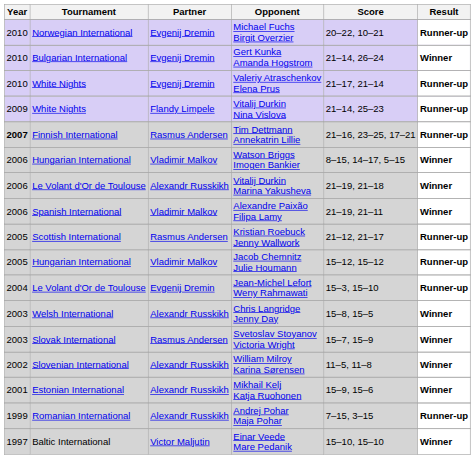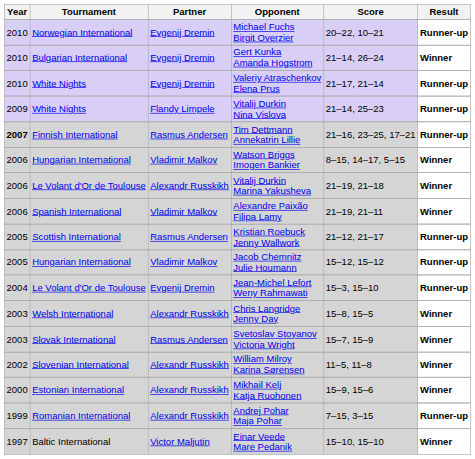(17, 391) 2001 -> (17, 391) 2000
